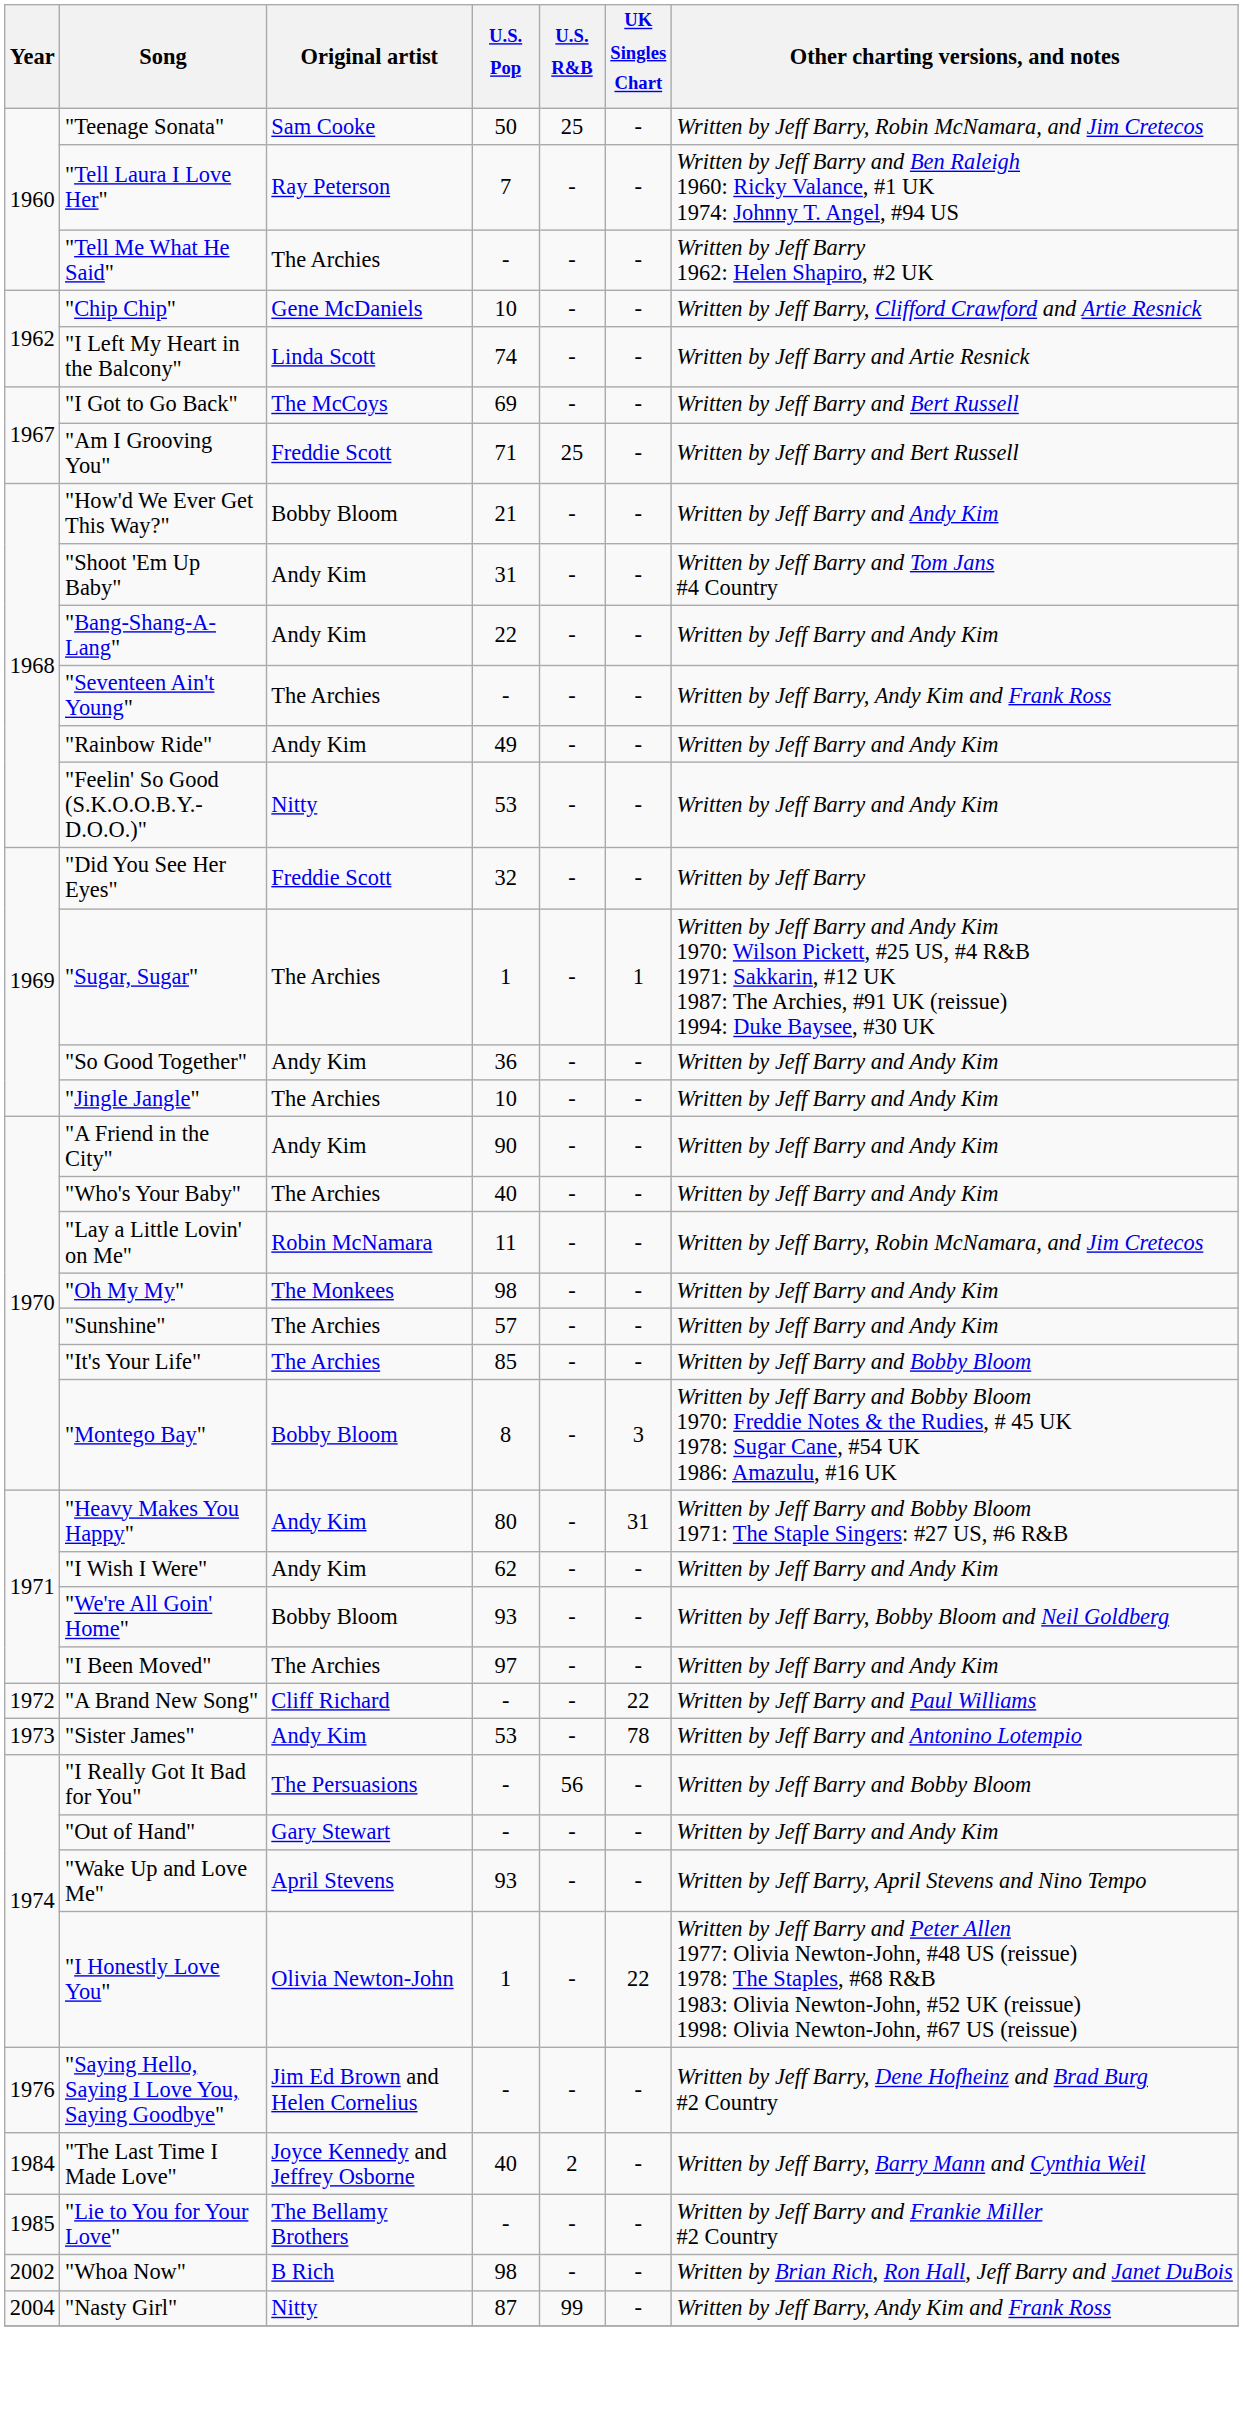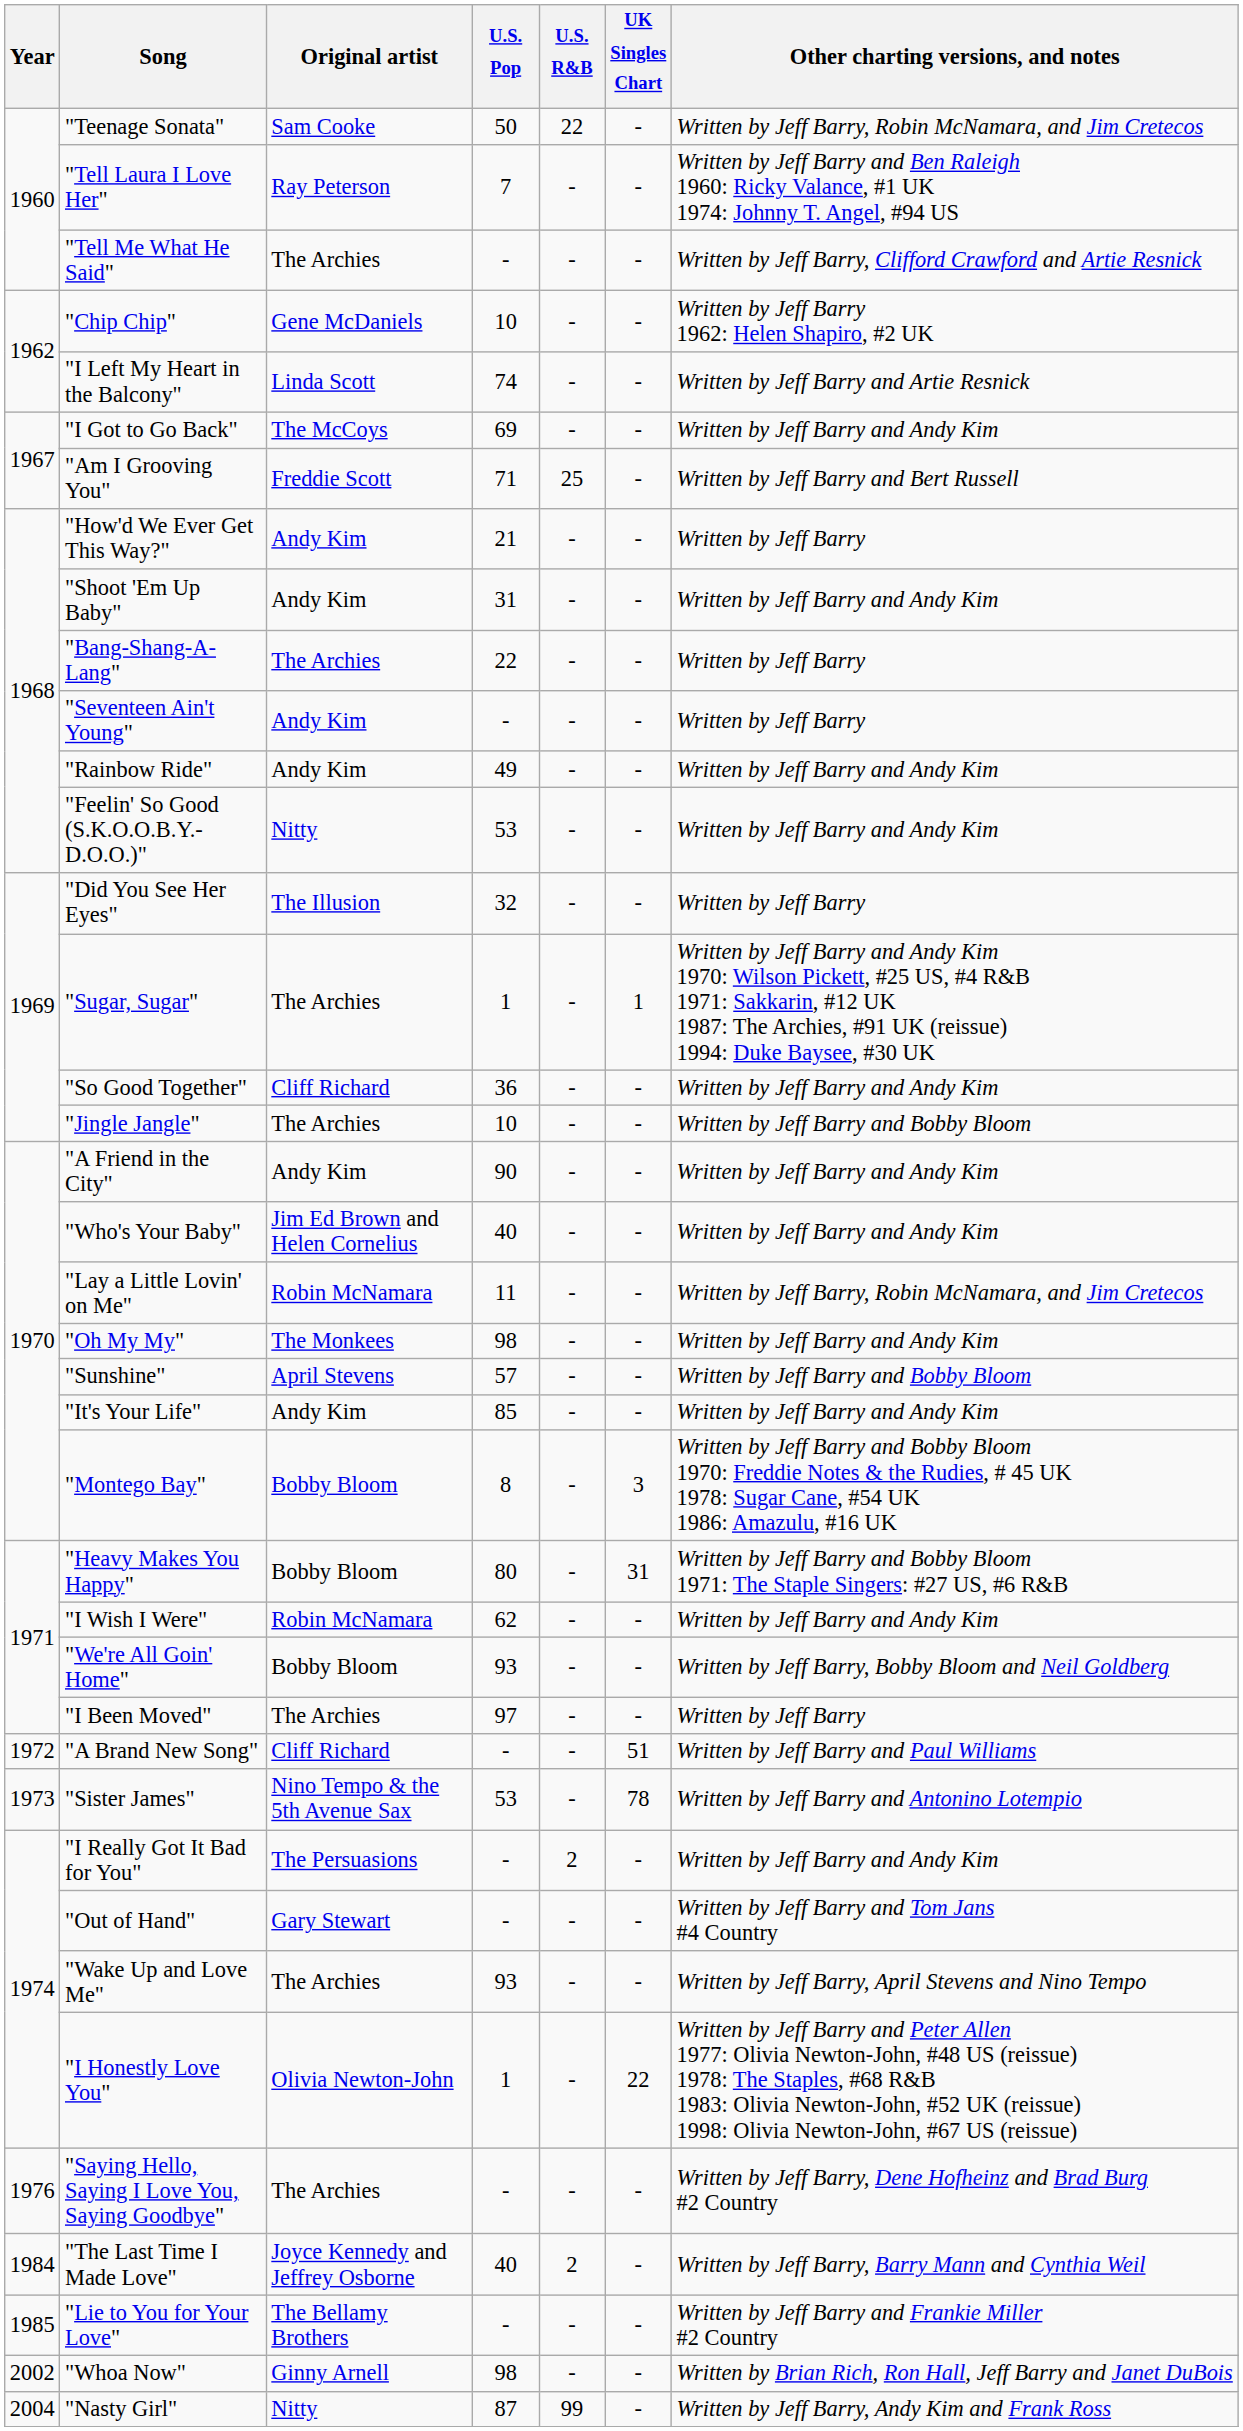(572, 126) 25 -> (572, 126) 22
(805, 260) Written by Jeff Barry 1962: Helen Shapiro, #2 UK -> (939, 260) Written by Jeff Barry, Clifford Crawford and Artie Resnick
(939, 308) Written by Jeff Barry, Clifford Crawford and Artie Resnick -> (805, 321) Written by Jeff Barry 1962: Helen Shapiro, #2 UK
(848, 404) Written by Jeff Barry and Bert Russell -> (838, 429) Written by Jeff Barry and Andy Kim
(334, 513) Bobby Bloom -> (319, 538) Andy Kim
(838, 513) Written by Jeff Barry and Andy Kim -> (771, 538) Written by Jeff Barry
(835, 574) Written by Jeff Barry and Tom Jans #4 Country -> (838, 599) Written by Jeff Barry and Andy Kim
(319, 635) Andy Kim -> (326, 660) The Archies
(838, 635) Written by Jeff Barry and Andy Kim -> (771, 660) Written by Jeff Barry
(326, 695) The Archies -> (319, 721) Andy Kim
(894, 695) Written by Jeff Barry, Andy Kim and Frank Ross -> (771, 721) Written by Jeff Barry
(331, 877) Freddie Scott -> (326, 903) The Illusion
(319, 1062) Andy Kim -> (331, 1087) Cliff Richard
(838, 1097) Written by Jeff Barry and Andy Kim -> (854, 1123) Written by Jeff Barry and Bobby Bloom
(326, 1194) The Archies -> (355, 1232) Jim Ed Brown and Helen Cornelius
(326, 1325) The Archies -> (333, 1376) April Stevens
(838, 1325) Written by Jeff Barry and Andy Kim -> (854, 1376) Written by Jeff Barry and Bobby Bloom
(326, 1361) The Archies -> (319, 1411) Andy Kim
(854, 1361) Written by Jeff Barry and Bobby Bloom -> (838, 1411) Written by Jeff Barry and Andy Kim
(319, 1520) Andy Kim -> (334, 1571) Bobby Bloom
(319, 1568) Andy Kim -> (352, 1619) Robin McNamara
(838, 1665) Written by Jeff Barry and Andy Kim -> (771, 1715) Written by Jeff Barry
(638, 1700) 22 -> (638, 1751) 51
(319, 1736) Andy Kim -> (355, 1799) Nino Tempo & the 5th Avenue Sax
(572, 1784) 56 -> (572, 1859) 2
(854, 1784) Written by Jeff Barry and Bobby Bloom -> (838, 1859) Written by Jeff Barry and Andy Kim
(838, 1832) Written by Jeff Barry and Andy Kim -> (835, 1920) Written by Jeff Barry and Tom Jans #4 Country
(333, 1880) April Stevens -> (326, 1981) The Archies
(355, 2090) Jim Ed Brown and Helen Cornelius -> (326, 2191) The Archies
(303, 2272) B Rich -> (330, 2373) Ginny Arnell
